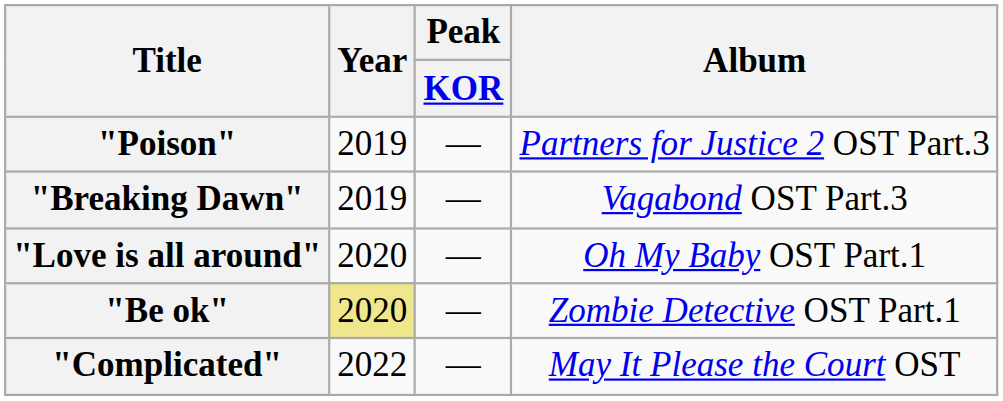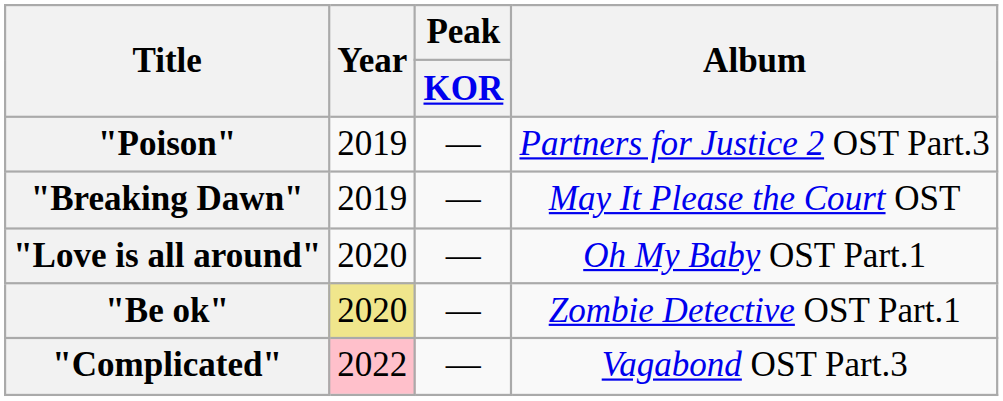(755, 198) Vagabond OST Part.3 -> (755, 198) May It Please the Court OST
(372, 365) no background -> (372, 365) pink background
(755, 365) May It Please the Court OST -> (755, 365) Vagabond OST Part.3
